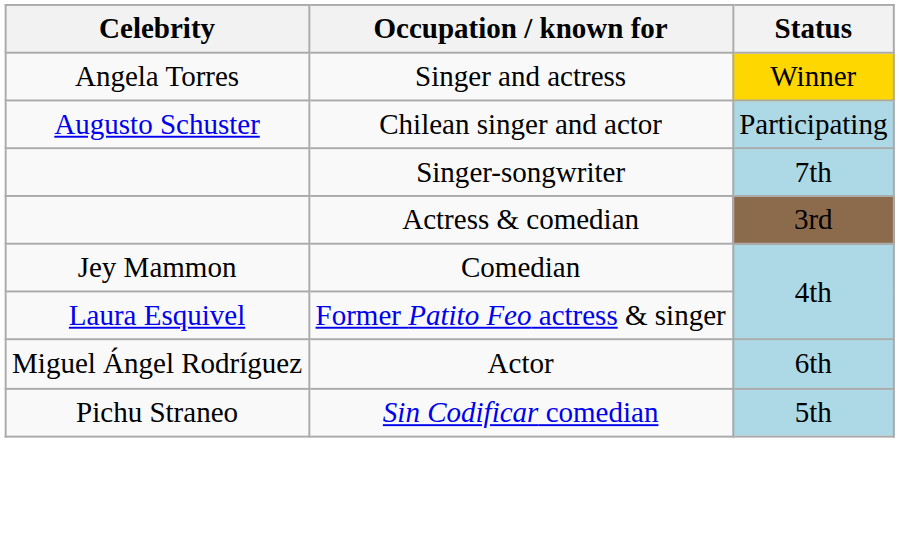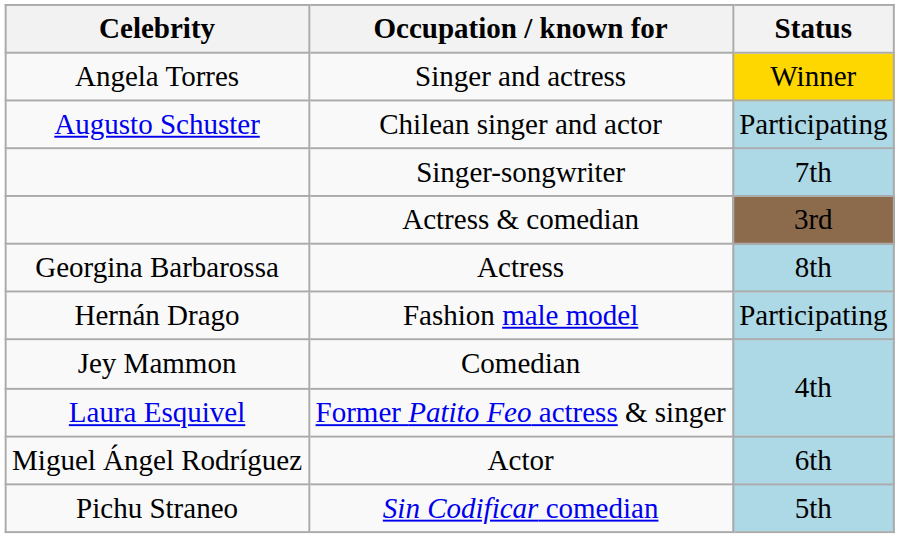+ row: (521, 267)
+ row: (521, 315)
